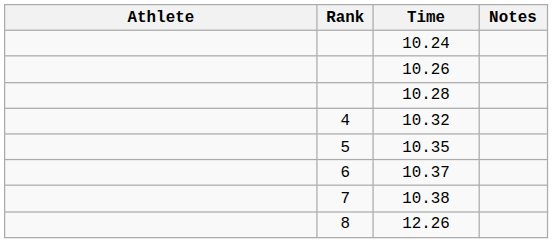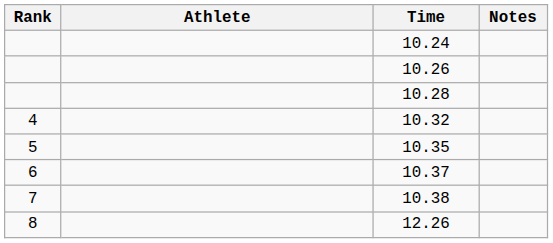columns swapped: (345, 18) <-> (161, 18)
